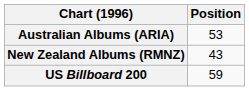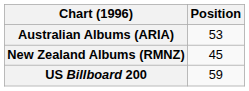(216, 55) 43 -> (216, 55) 45
